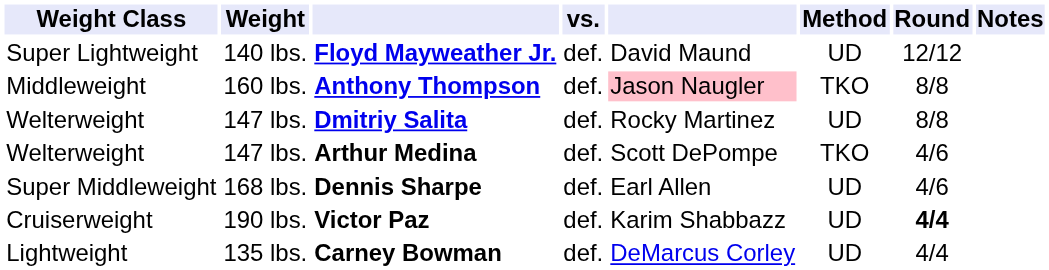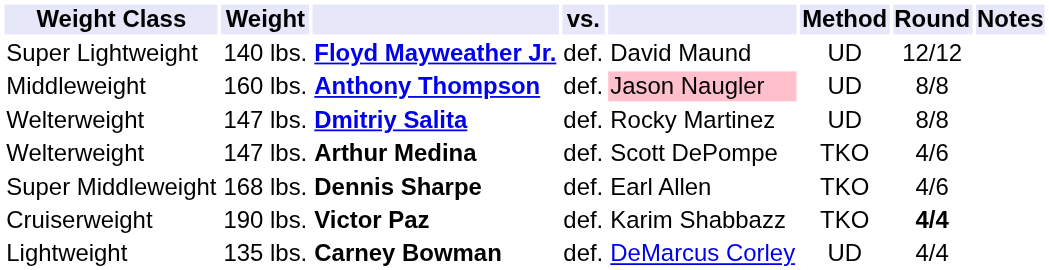(845, 86) TKO -> (845, 86) UD
(845, 187) UD -> (845, 187) TKO
(845, 220) UD -> (845, 220) TKO
